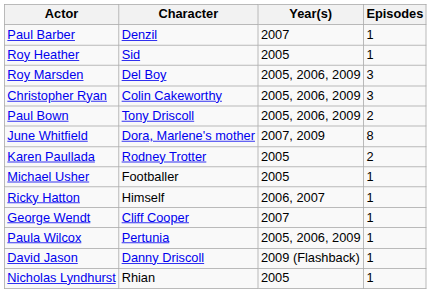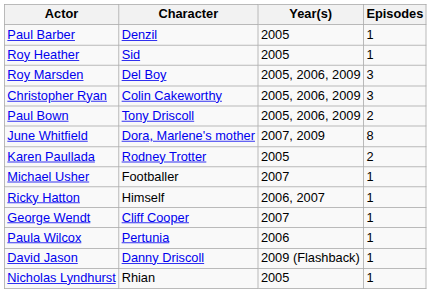(275, 34) 2007 -> (275, 34) 2005
(275, 177) 2005 -> (275, 177) 2007
(311, 237) 2005, 2006, 2009 -> (275, 237) 2006
